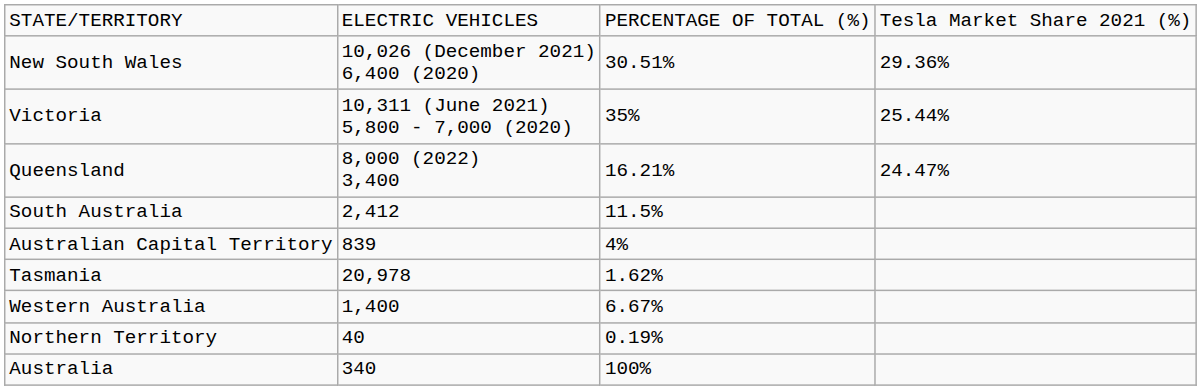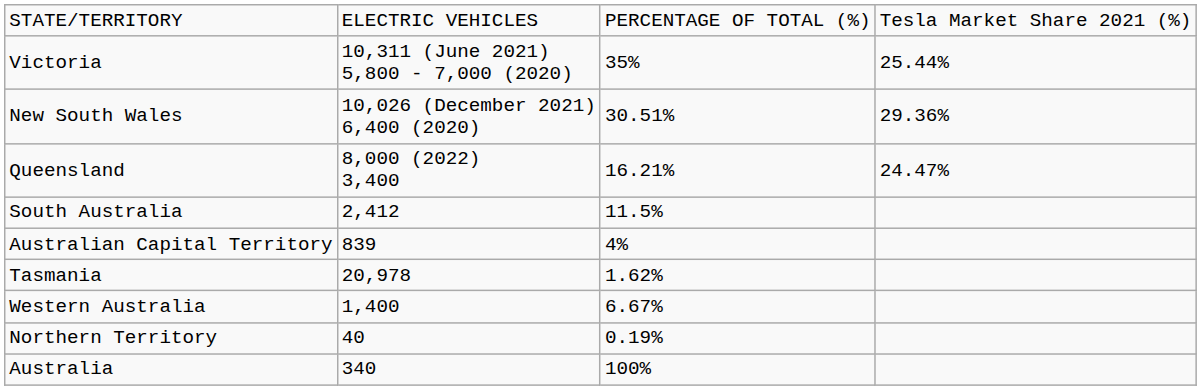rows swapped: (56, 116) <-> (96, 63)
